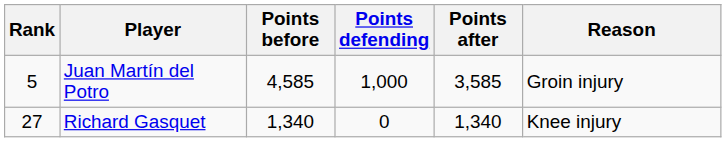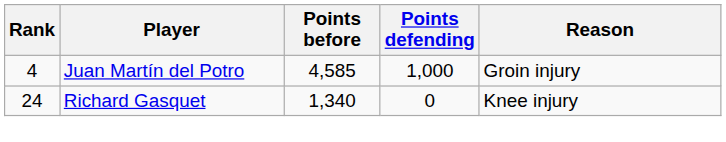- column: (478, 30)
(32, 81) 5 -> (32, 70) 4
(32, 121) 27 -> (32, 100) 24
